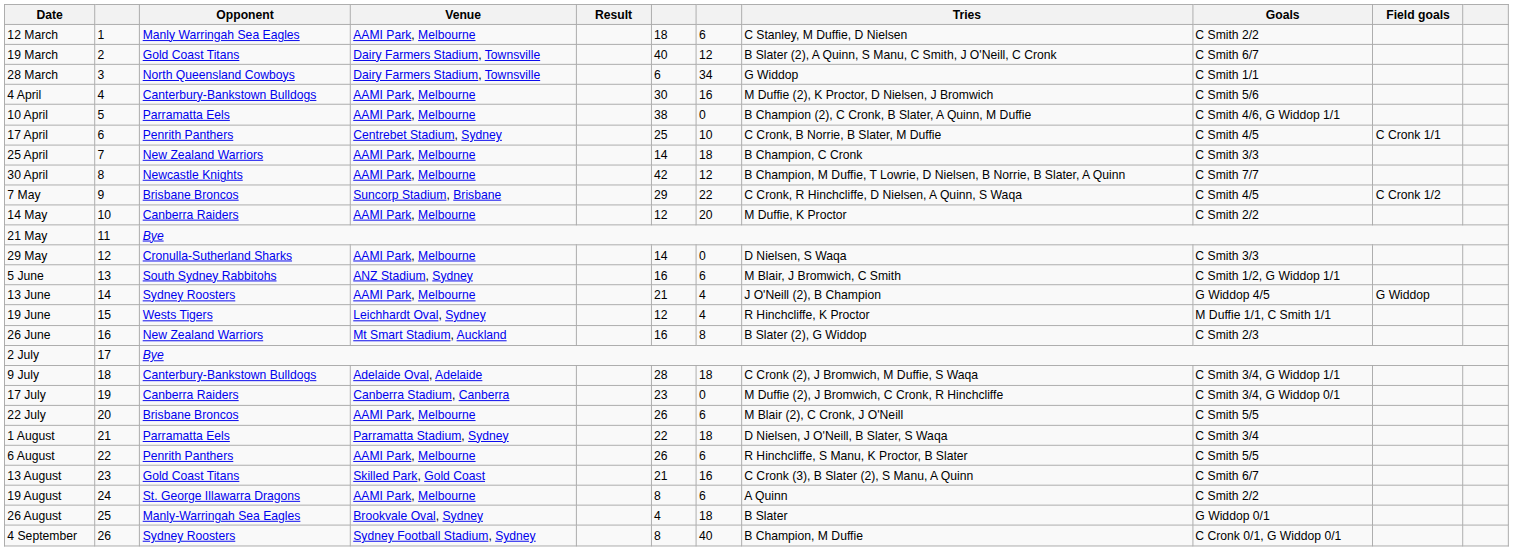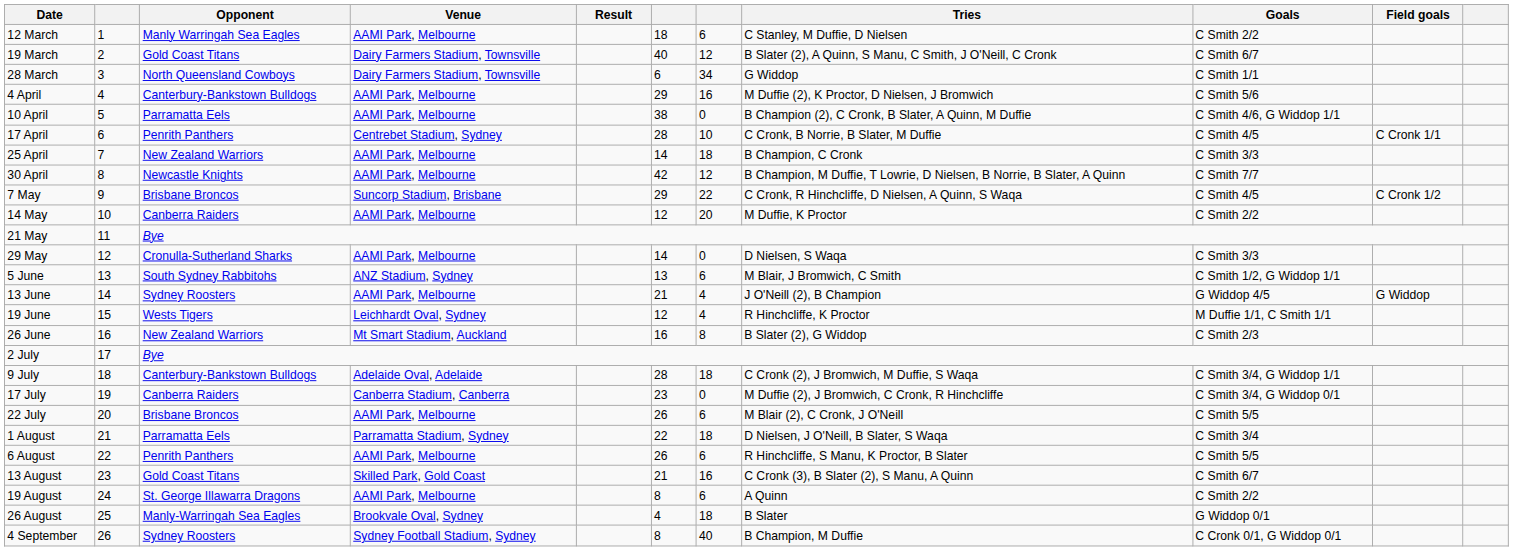(661, 94) 30 -> (661, 94) 29
(661, 135) 25 -> (661, 135) 28
(661, 275) 16 -> (661, 275) 13
